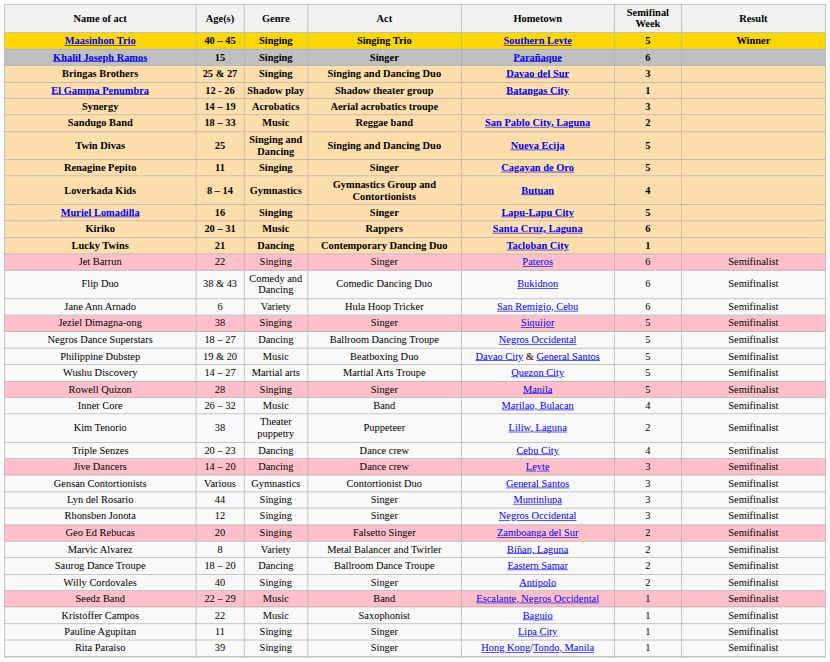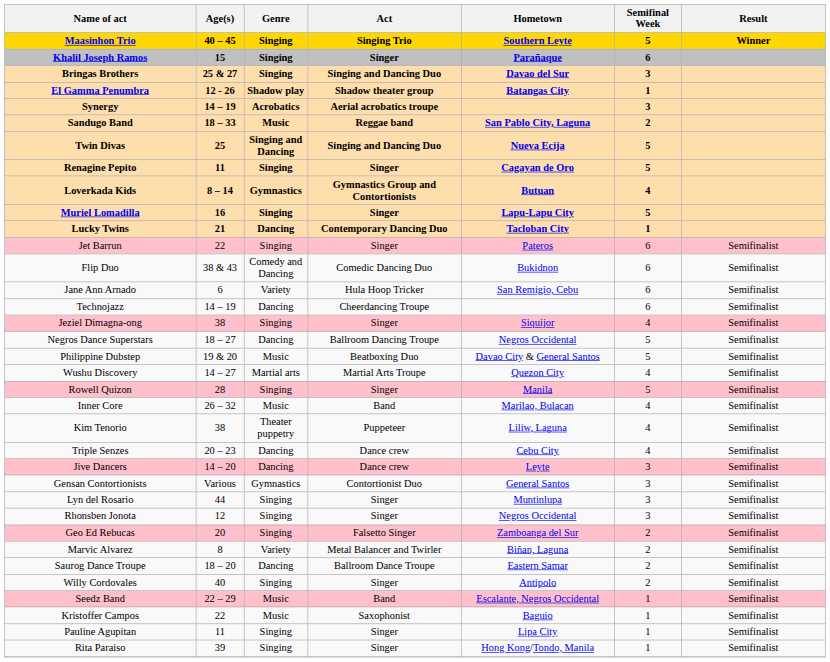- row: (100, 229)
+ row: (100, 306)
(648, 323) 5 -> (648, 323) 4
(648, 372) 5 -> (648, 372) 4
(648, 428) 2 -> (648, 428) 4
